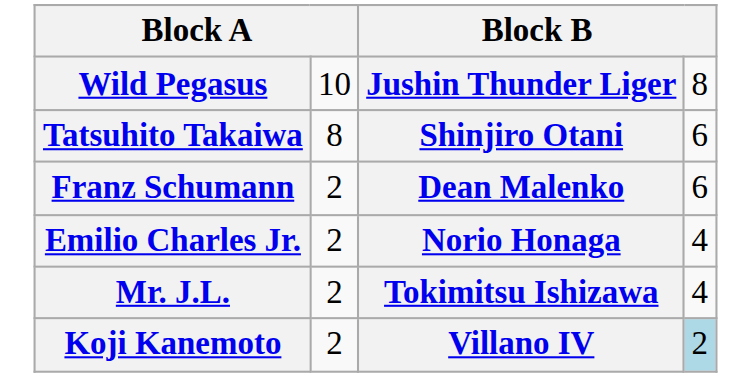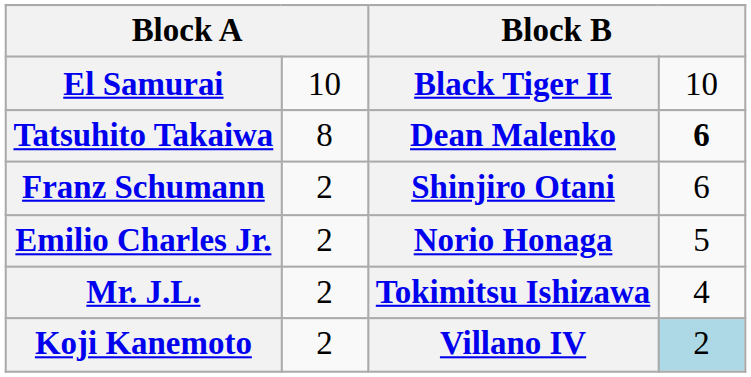+ row: (143, 82)
- row: (173, 82)
(521, 135) Shinjiro Otani -> (513, 135) Dean Malenko
(700, 135) normal -> (702, 135) bold
(521, 187) Dean Malenko -> (513, 187) Shinjiro Otani
(700, 239) 4 -> (702, 239) 5
